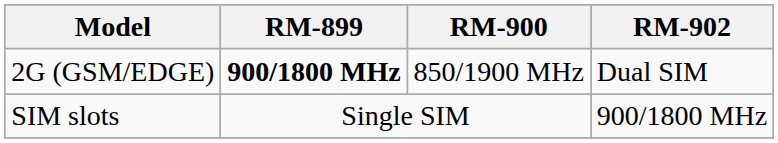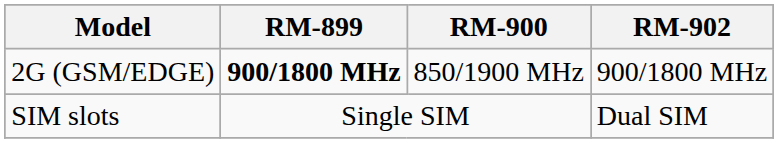(652, 71) Dual SIM -> (682, 71) 900/1800 MHz
(682, 115) 900/1800 MHz -> (652, 115) Dual SIM
